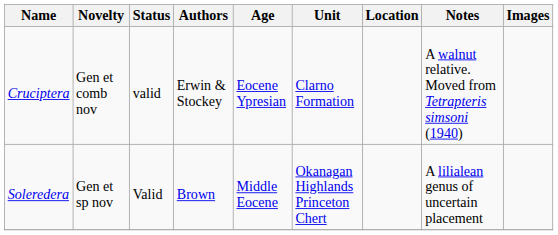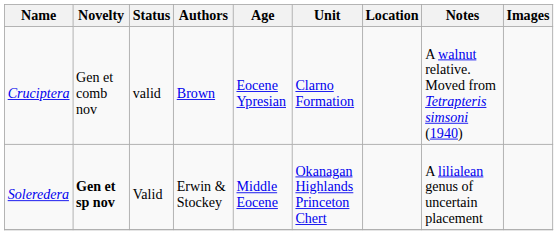(201, 93) Erwin & Stockey -> (196, 93) Brown
(95, 194) normal -> (96, 194) bold
(196, 194) Brown -> (201, 194) Erwin & Stockey
